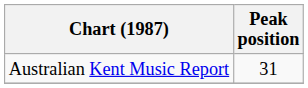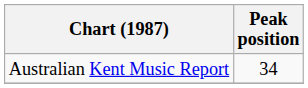(268, 68) 31 -> (268, 68) 34
